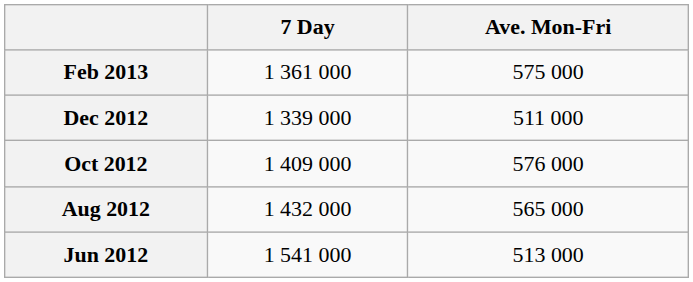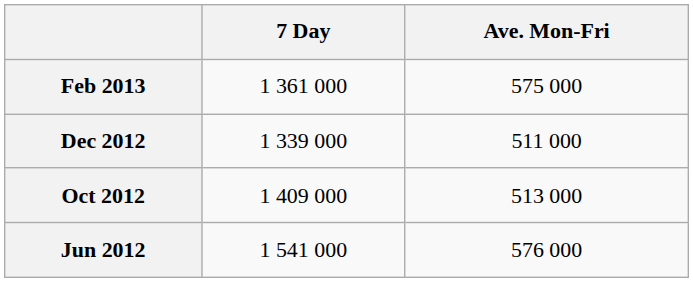(548, 163) 576 000 -> (547, 195) 513 000
- row: (106, 208)
(548, 254) 513 000 -> (547, 249) 576 000
